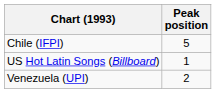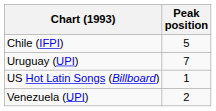+ row: (43, 61)
